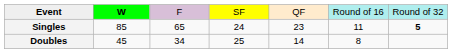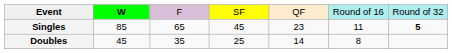(239, 27) 24 -> (239, 27) 45
(179, 42) 34 -> (179, 42) 35
